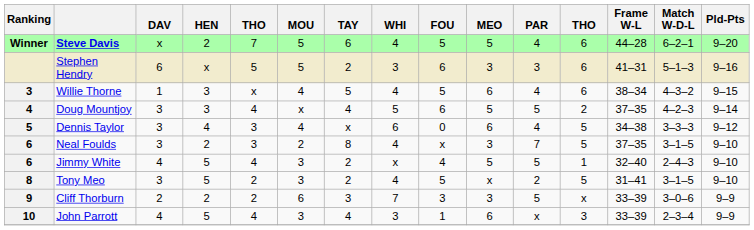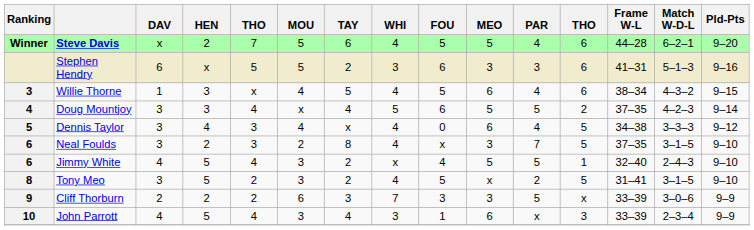(395, 127) 6 -> (395, 127) 4
